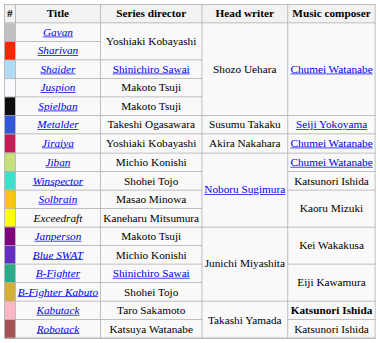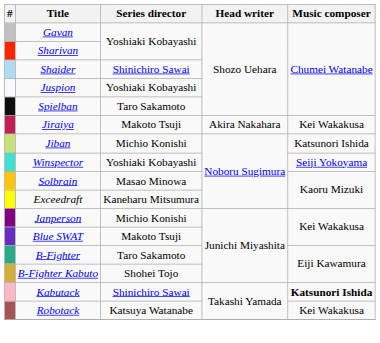(151, 88) Makoto Tsuji -> (151, 88) Yoshiaki Kobayashi
(151, 106) Makoto Tsuji -> (151, 106) Taro Sakamoto
- row: (58, 125)
(151, 143) Yoshiaki Kobayashi -> (151, 125) Makoto Tsuji
(332, 143) Chumei Watanabe -> (332, 125) Kei Wakakusa
(332, 162) Chumei Watanabe -> (332, 143) Katsunori Ishida
(151, 180) Shohei Tojo -> (151, 162) Yoshiaki Kobayashi
(332, 180) Katsunori Ishida -> (332, 162) Seiji Yokoyama
(151, 236) Makoto Tsuji -> (151, 217) Michio Konishi
(151, 255) Michio Konishi -> (151, 236) Makoto Tsuji
(151, 273) Shinichiro Sawai -> (151, 255) Taro Sakamoto
(151, 310) Taro Sakamoto -> (151, 292) Shinichiro Sawai
(332, 329) Katsunori Ishida -> (332, 310) Kei Wakakusa
